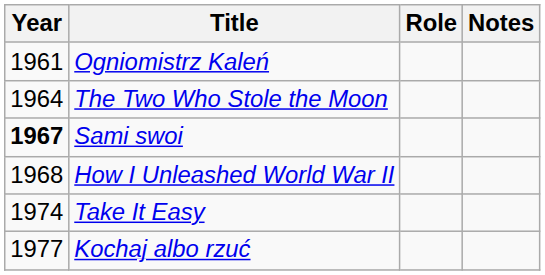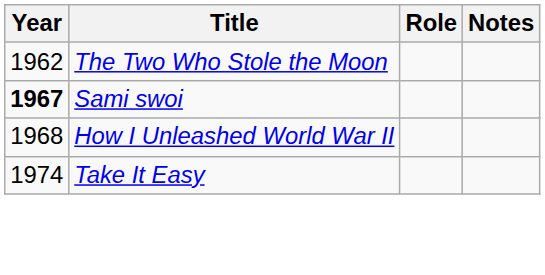- row: (172, 61)
(37, 99) 1964 -> (37, 61) 1962
- row: (162, 250)
